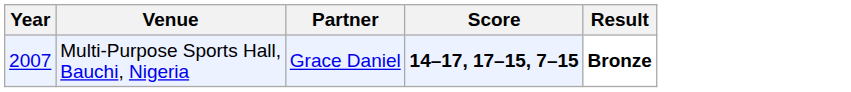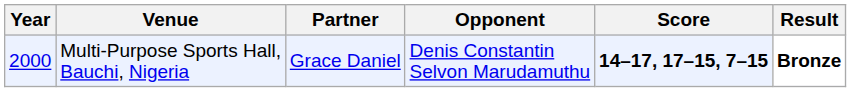+ column: (500, 20)
(30, 61) 2007 -> (30, 61) 2000
